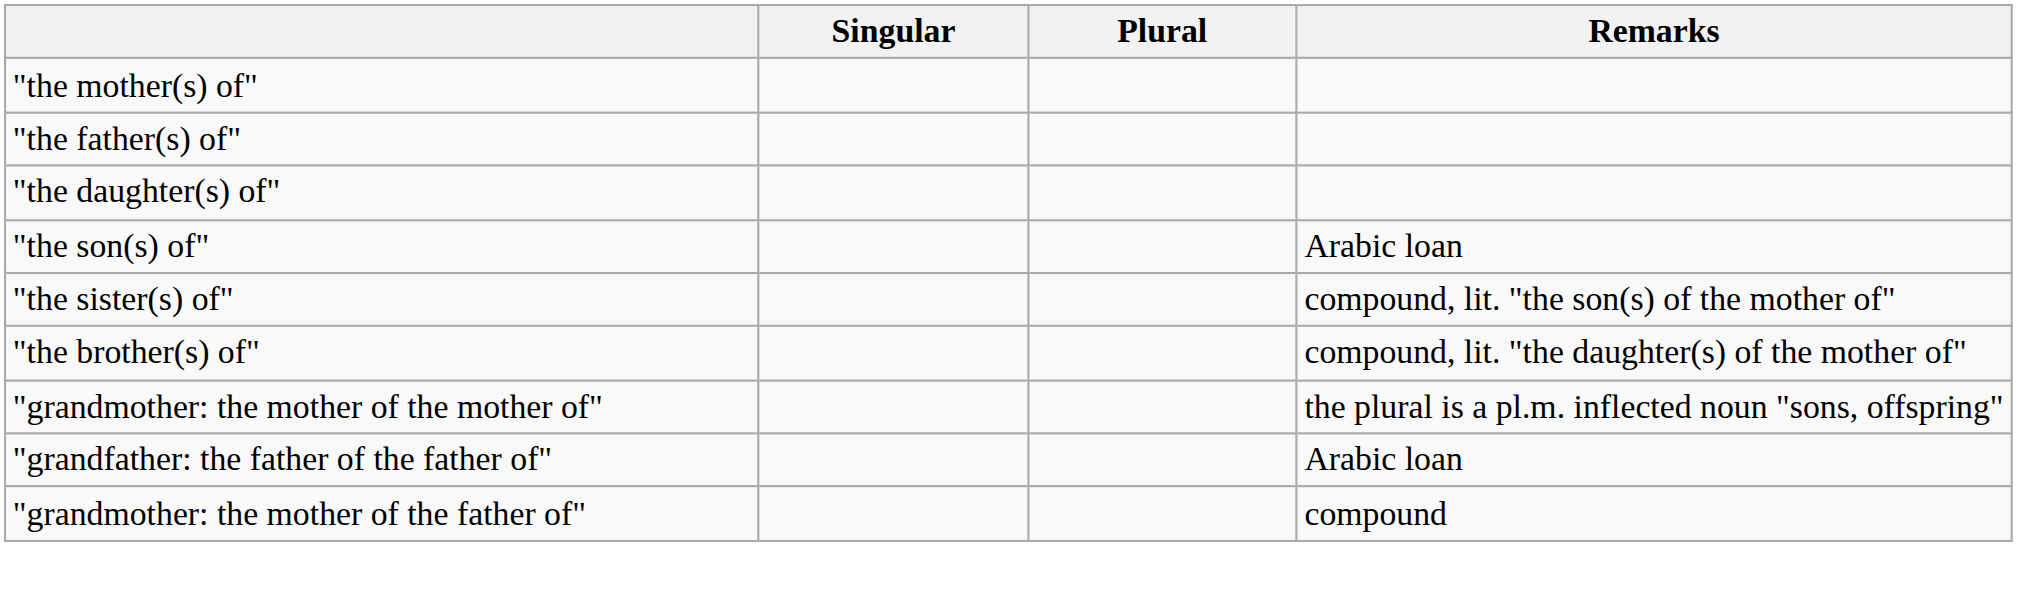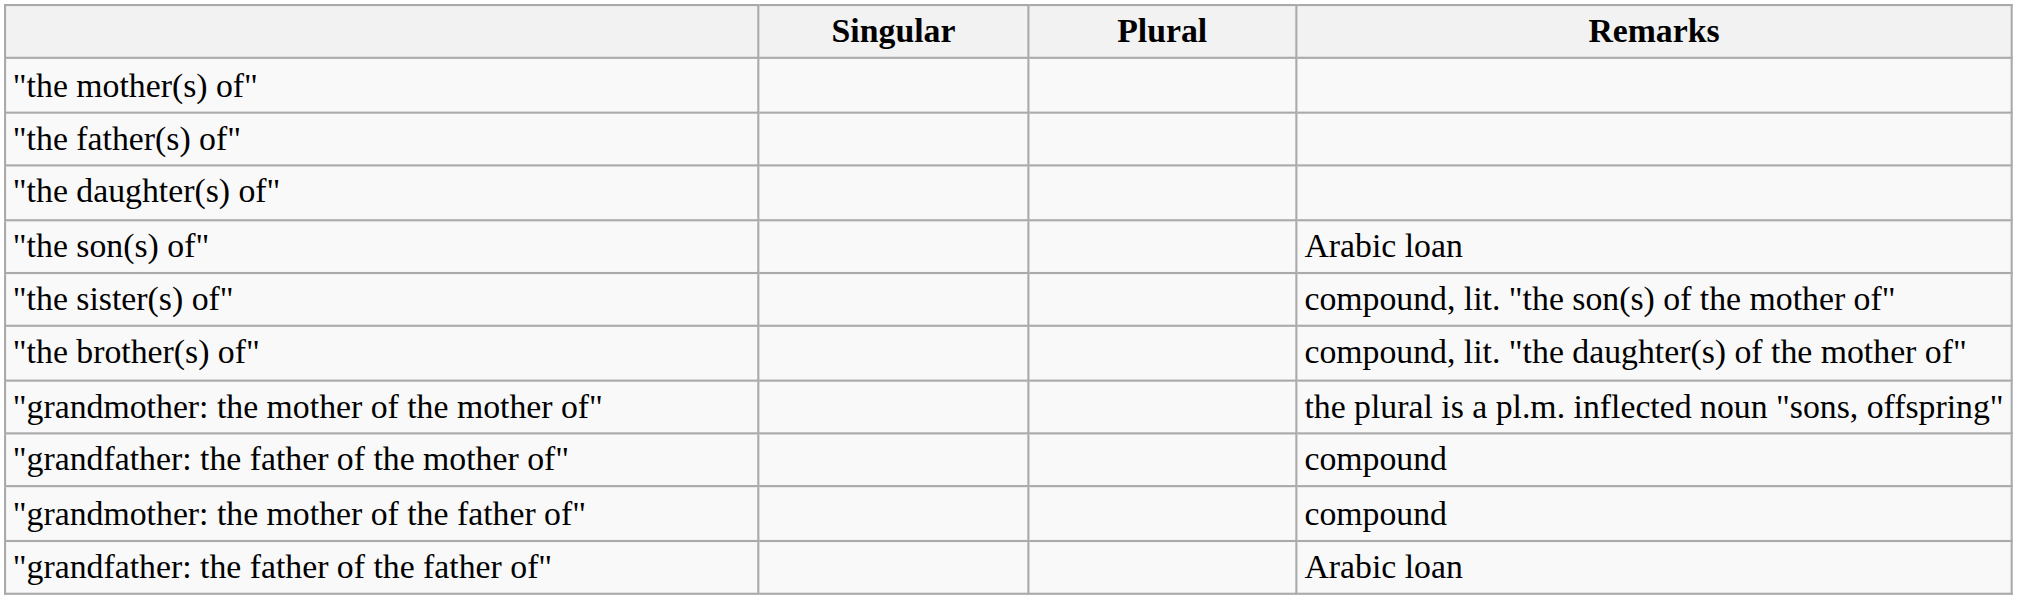+ row: (291, 459)
rows swapped: (299, 513) <-> (283, 459)
